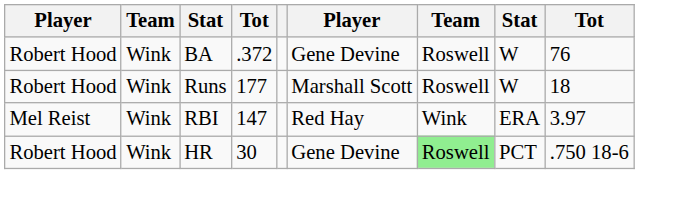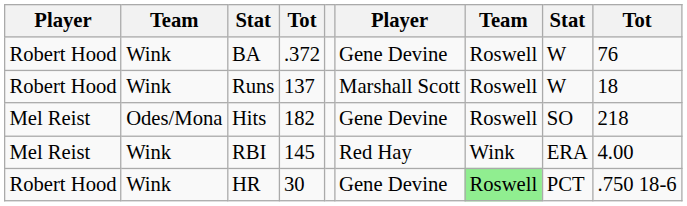(252, 86) 177 -> (299, 86) 137
+ row: (249, 119)
(252, 119) 147 -> (299, 151) 145
(568, 119) 3.97 -> (616, 151) 4.00
